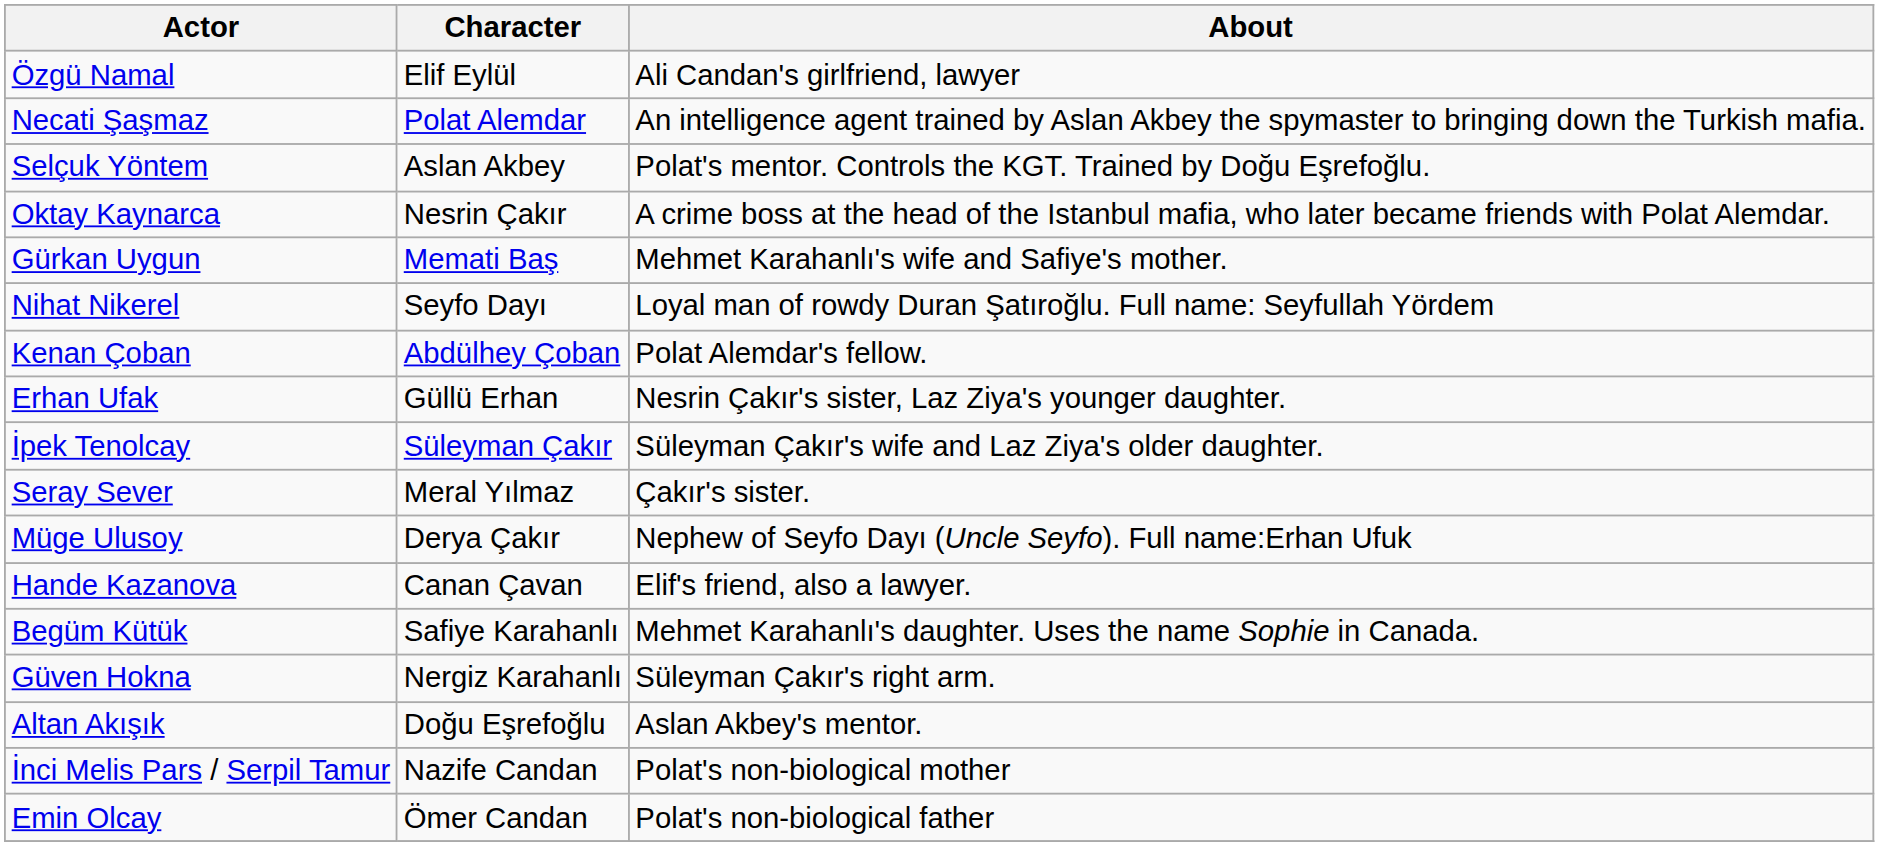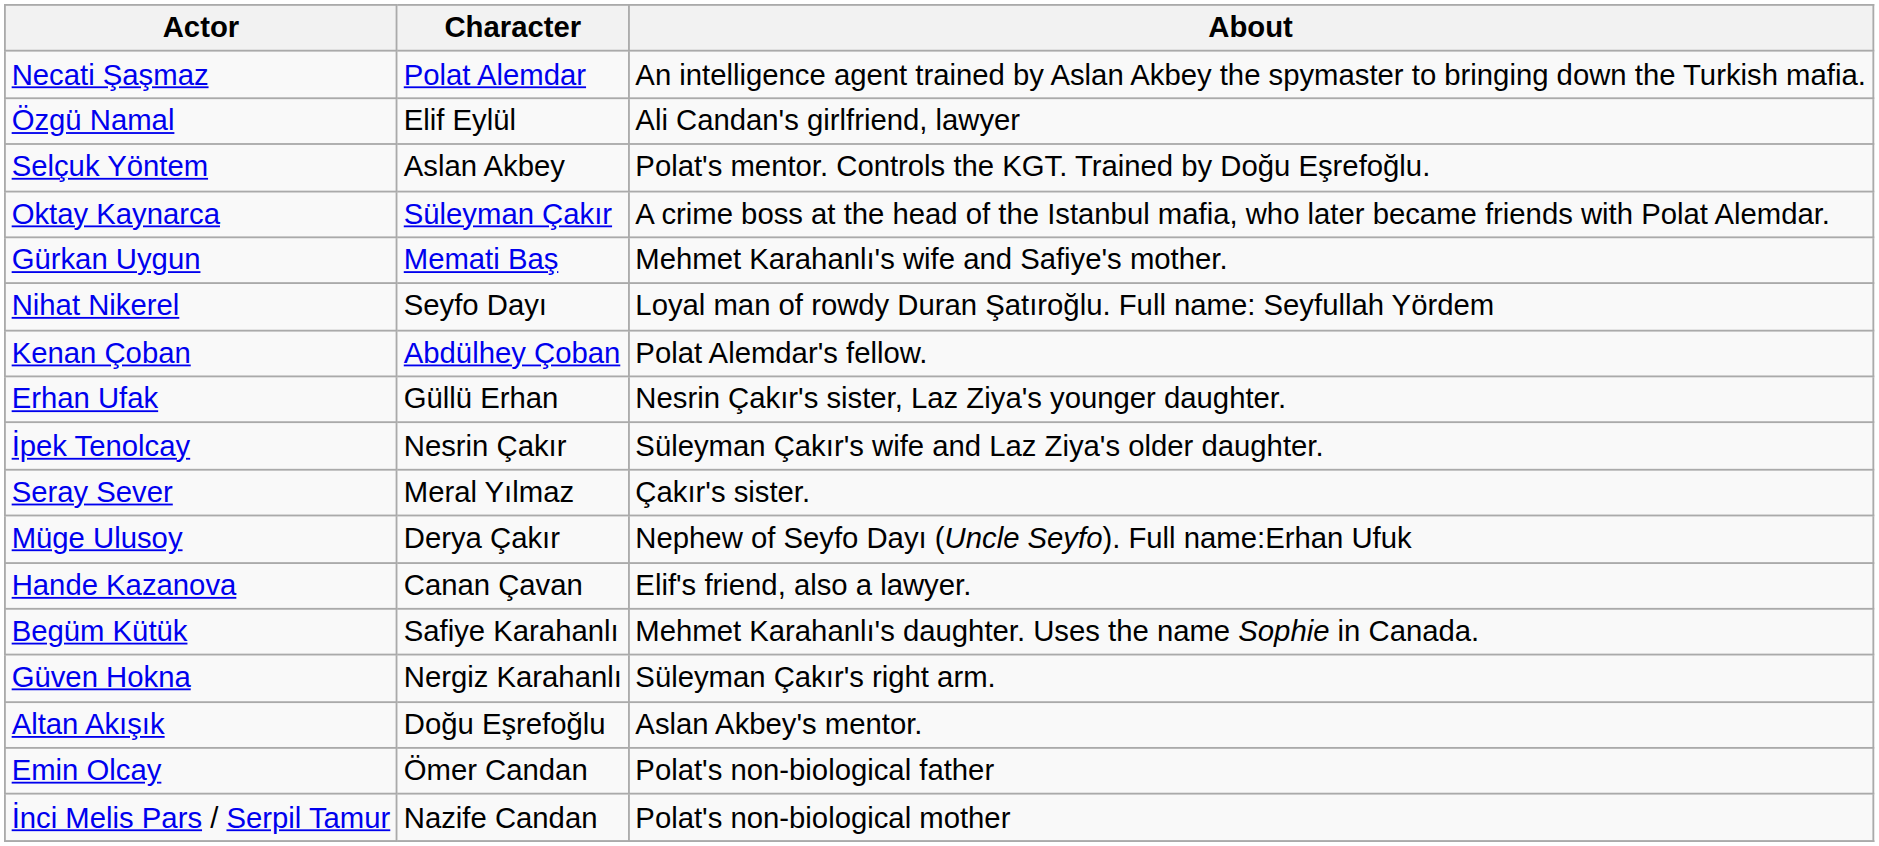rows swapped: (110, 120) <-> (93, 74)
(485, 213) Nesrin Çakır -> (508, 213) Süleyman Çakır
(508, 445) Süleyman Çakır -> (485, 445) Nesrin Çakır
rows swapped: (87, 817) <-> (201, 770)
